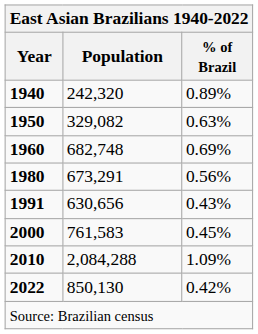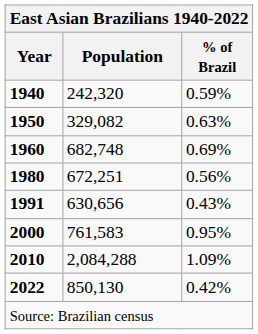(208, 93) 0.89% -> (208, 93) 0.59%
(95, 176) 673,291 -> (95, 176) 672,251
(208, 232) 0.45% -> (208, 232) 0.95%
